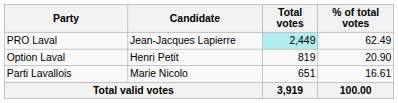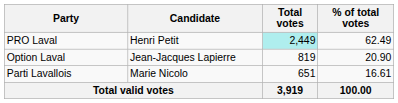(183, 40) Jean-Jacques Lapierre -> (154, 40) Henri Petit
(154, 57) Henri Petit -> (183, 57) Jean-Jacques Lapierre
